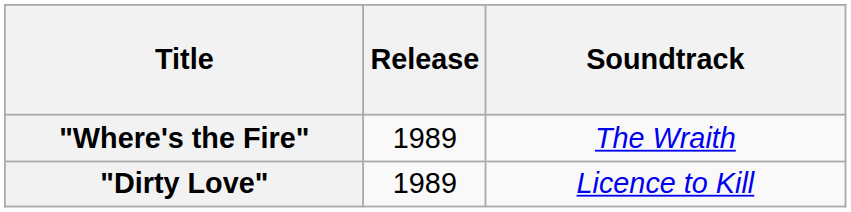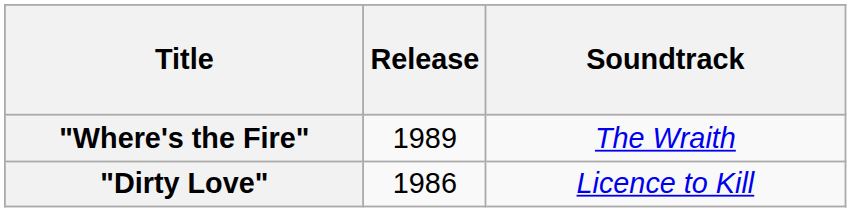(425, 183) 1989 -> (425, 183) 1986
